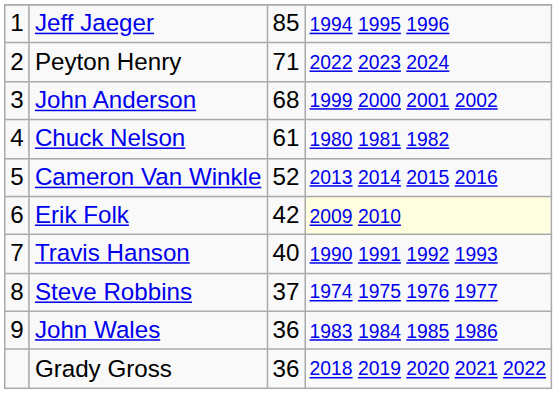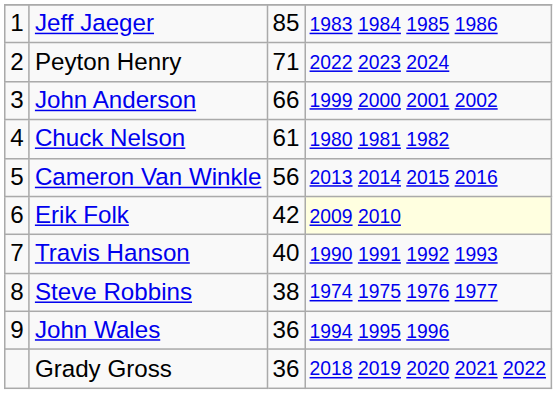(379, 24) 1994 1995 1996 -> (404, 24) 1983 1984 1985 1986
(286, 100) 68 -> (286, 100) 66
(286, 176) 52 -> (286, 176) 56
(286, 291) 37 -> (286, 291) 38
(404, 330) 1983 1984 1985 1986 -> (379, 330) 1994 1995 1996
